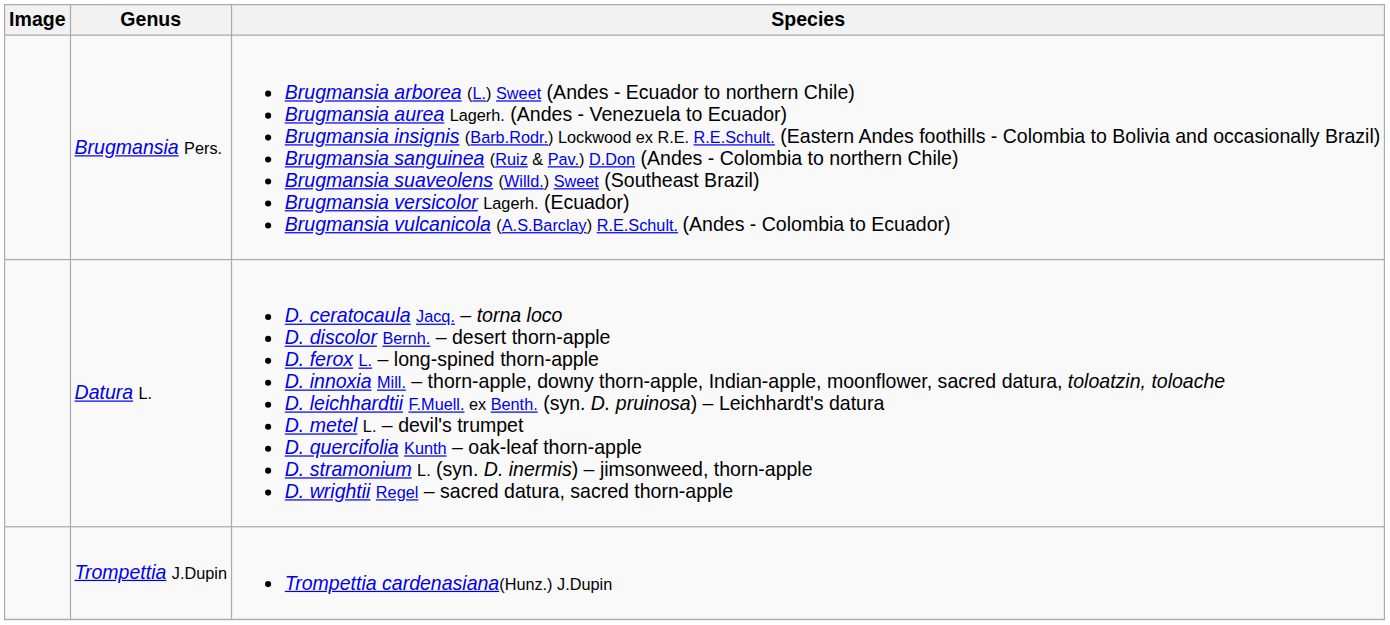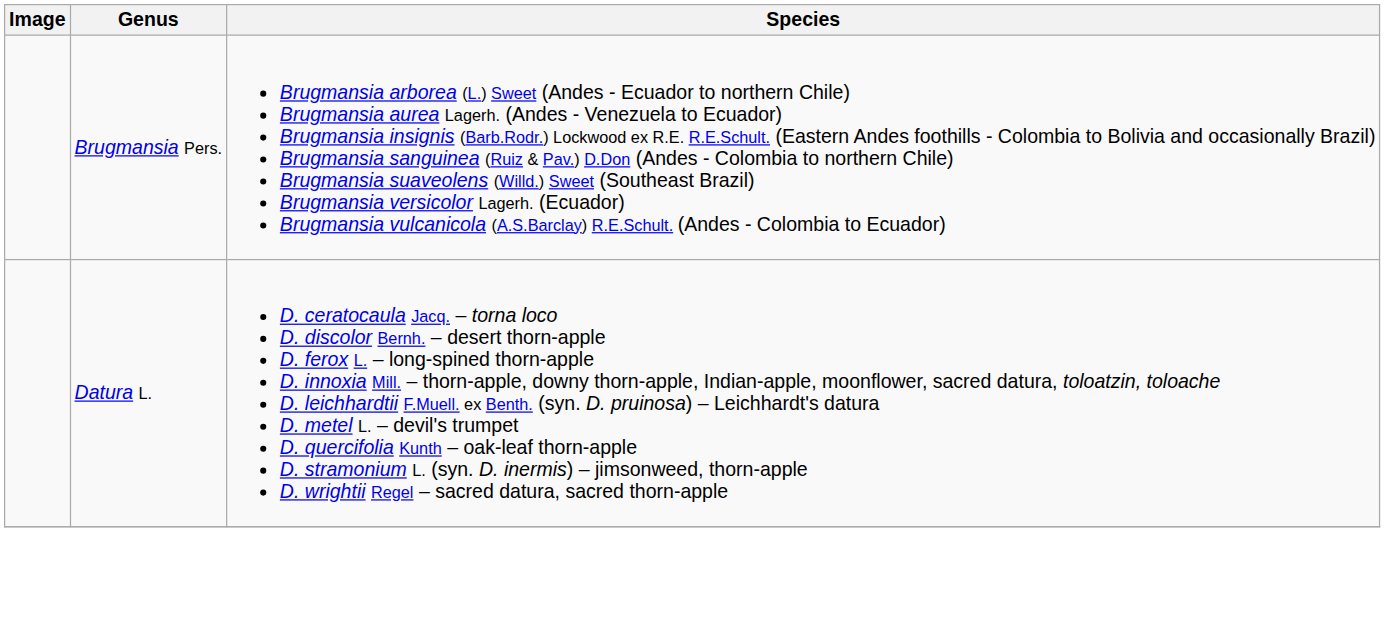- row: (151, 572)
